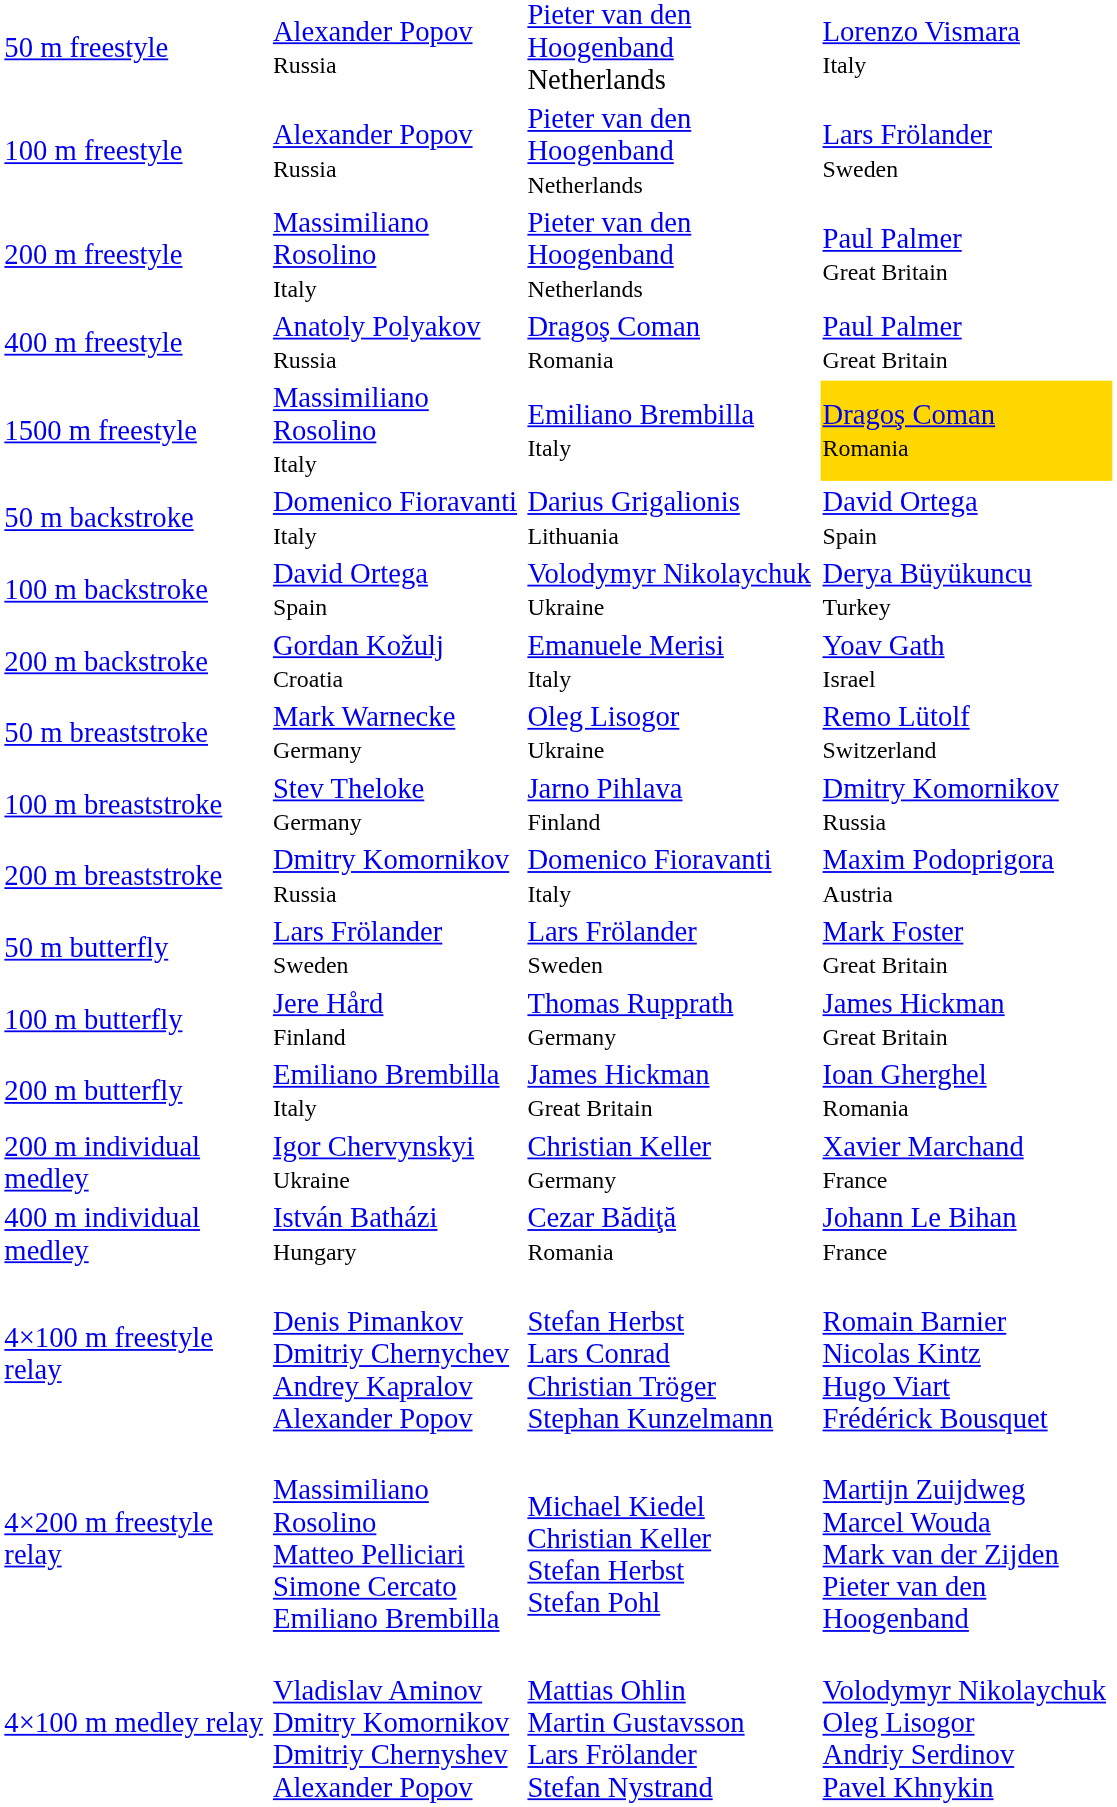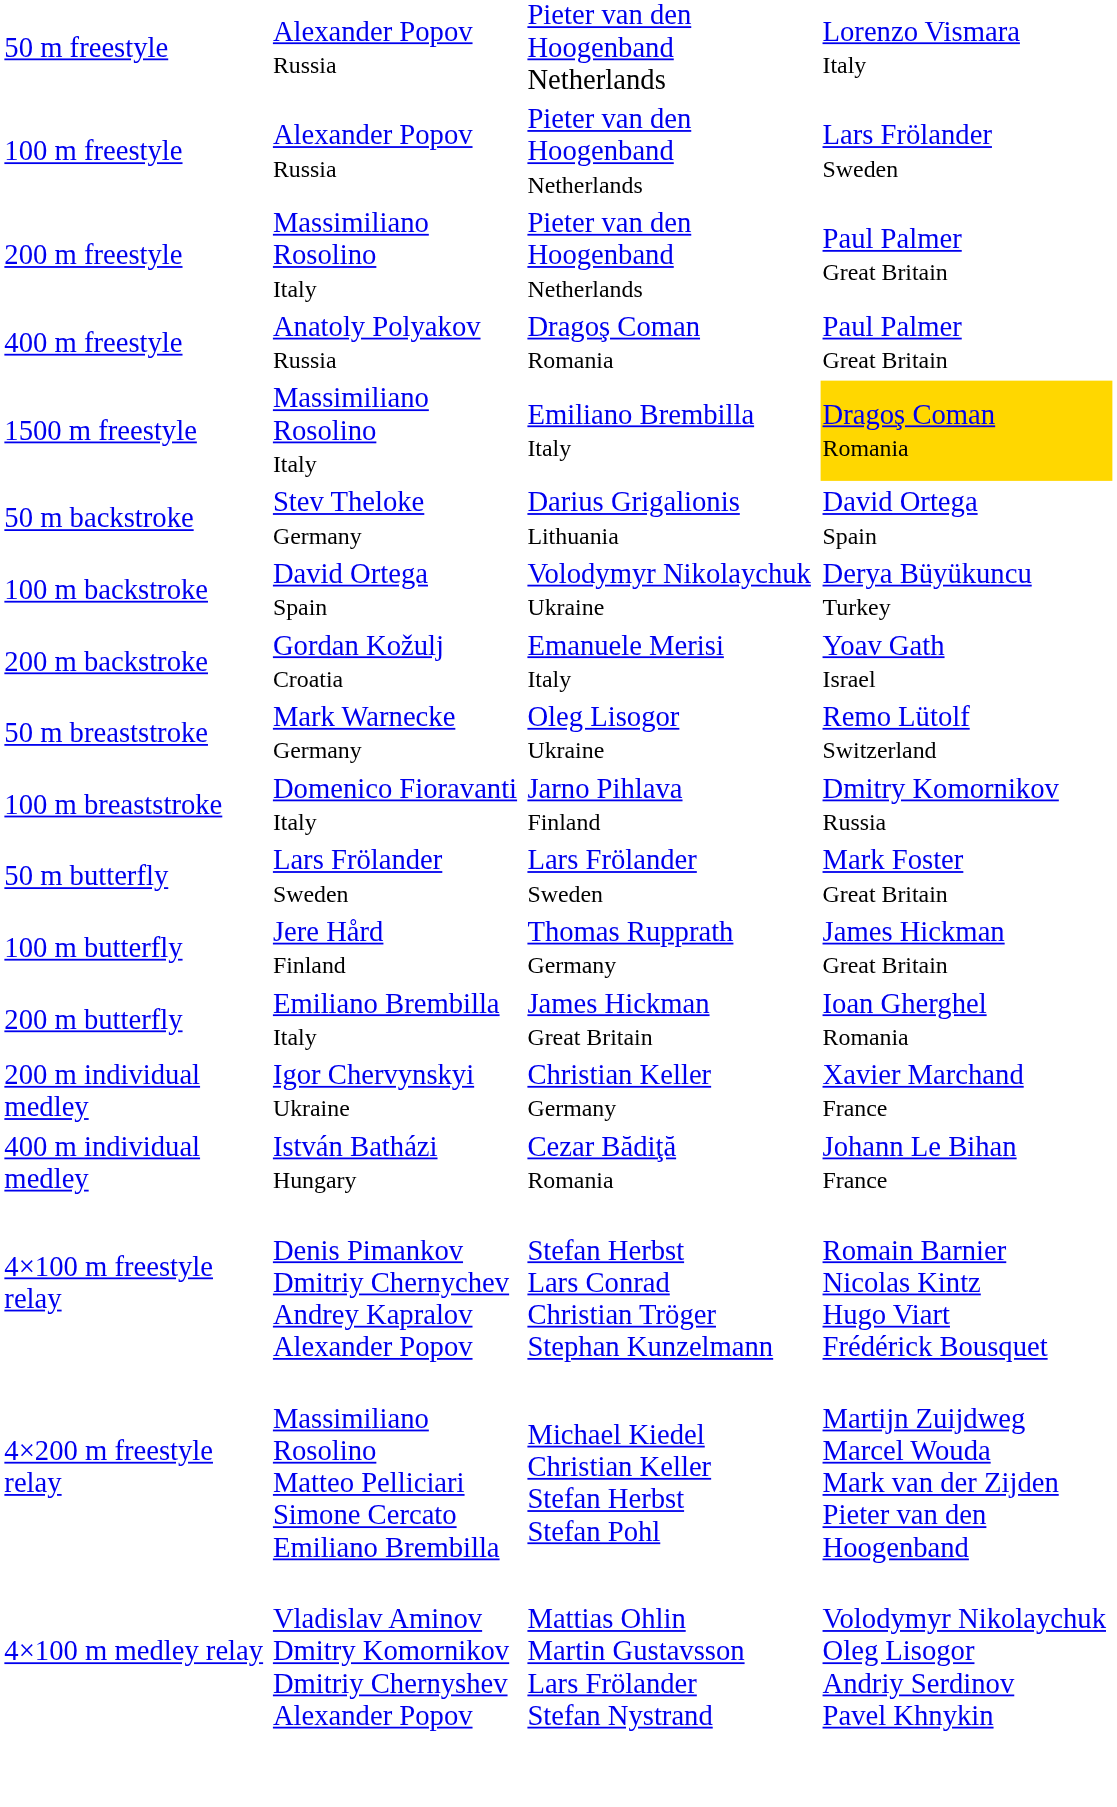(395, 518) Domenico Fioravanti Italy -> (349, 518) Stev Theloke Germany
(349, 804) Stev Theloke Germany -> (395, 804) Domenico Fioravanti Italy
- row: (113, 876)
